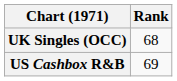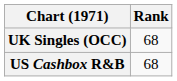(151, 64) 69 -> (151, 64) 68
